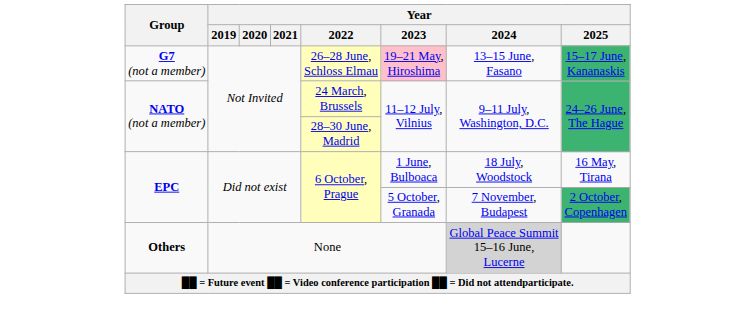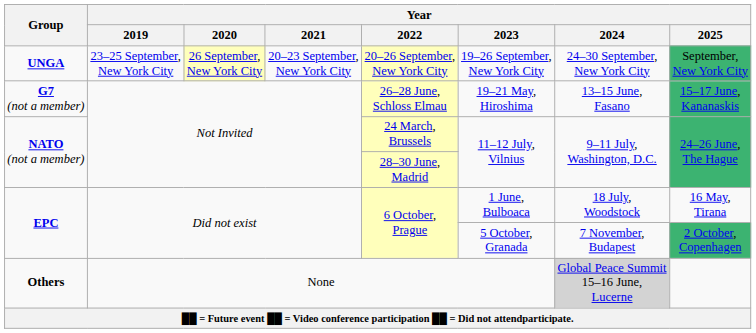+ row: (46, 63)
(414, 63) pink background -> (506, 98) no background
